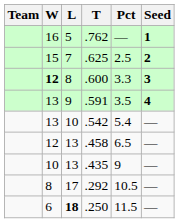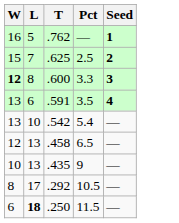- column: (23, 15)
(68, 100) 9 -> (31, 100) 6
